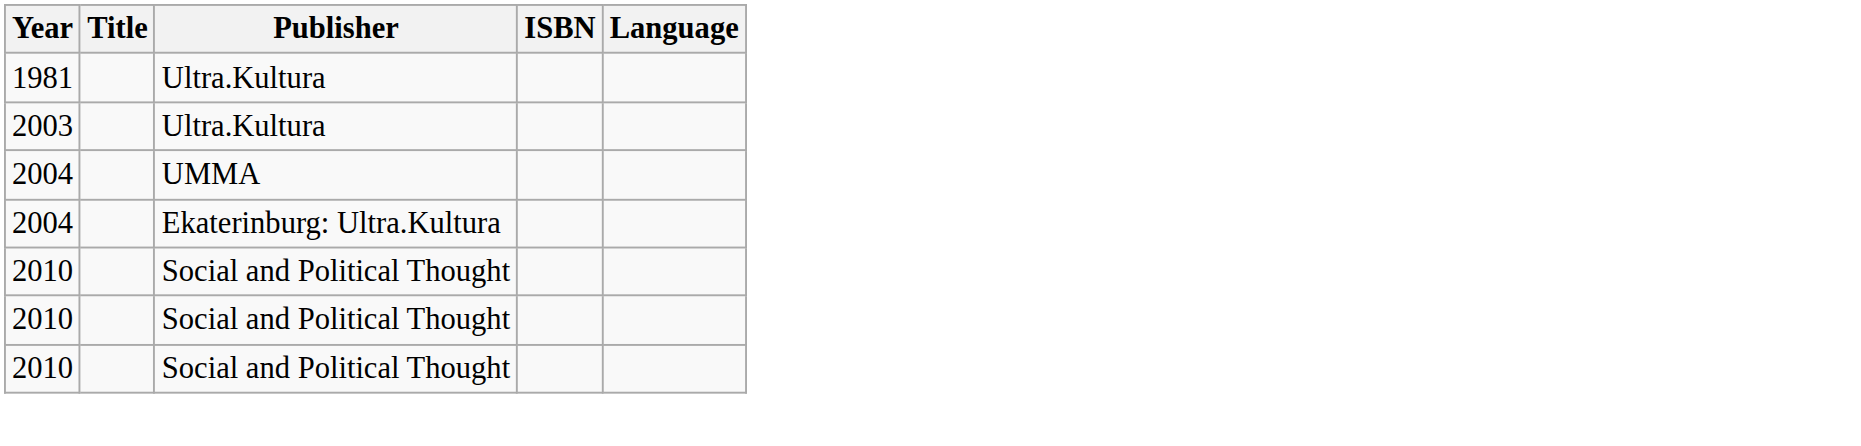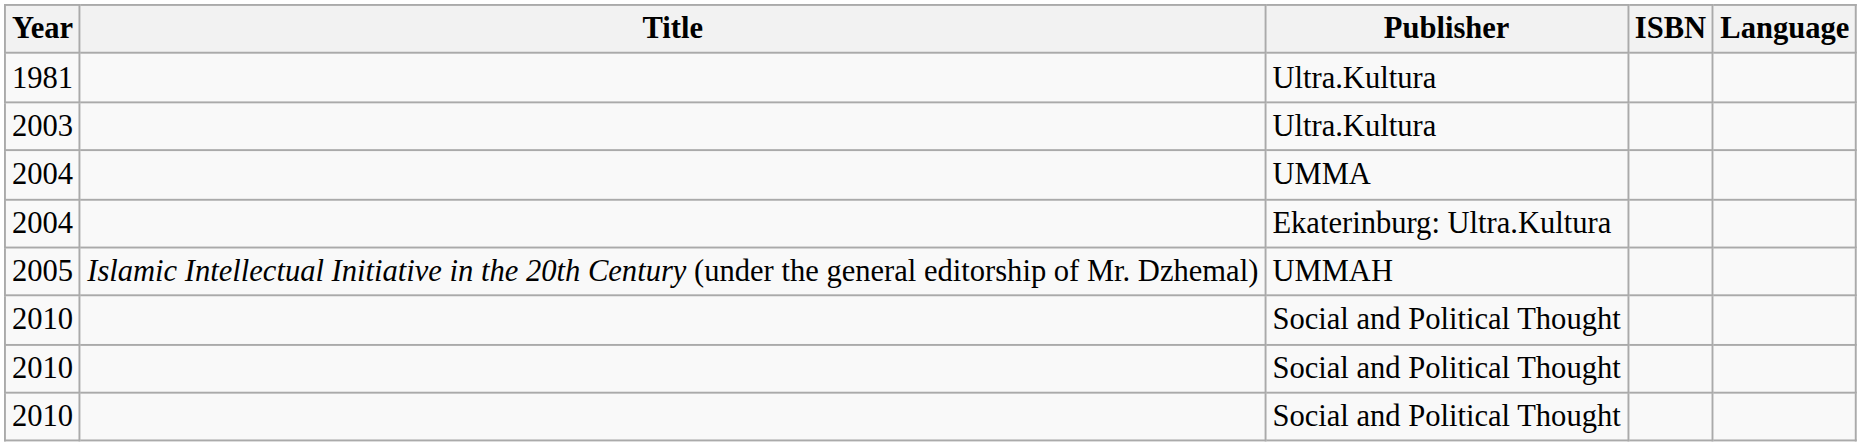+ row: (43, 271)
